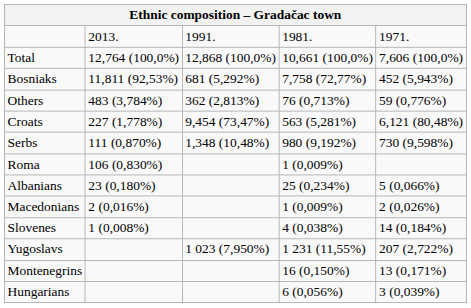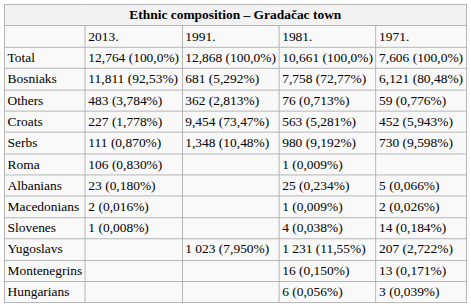(416, 79) 452 (5,943%) -> (421, 79) 6,121 (80,48%)
(421, 121) 6,121 (80,48%) -> (416, 121) 452 (5,943%)
